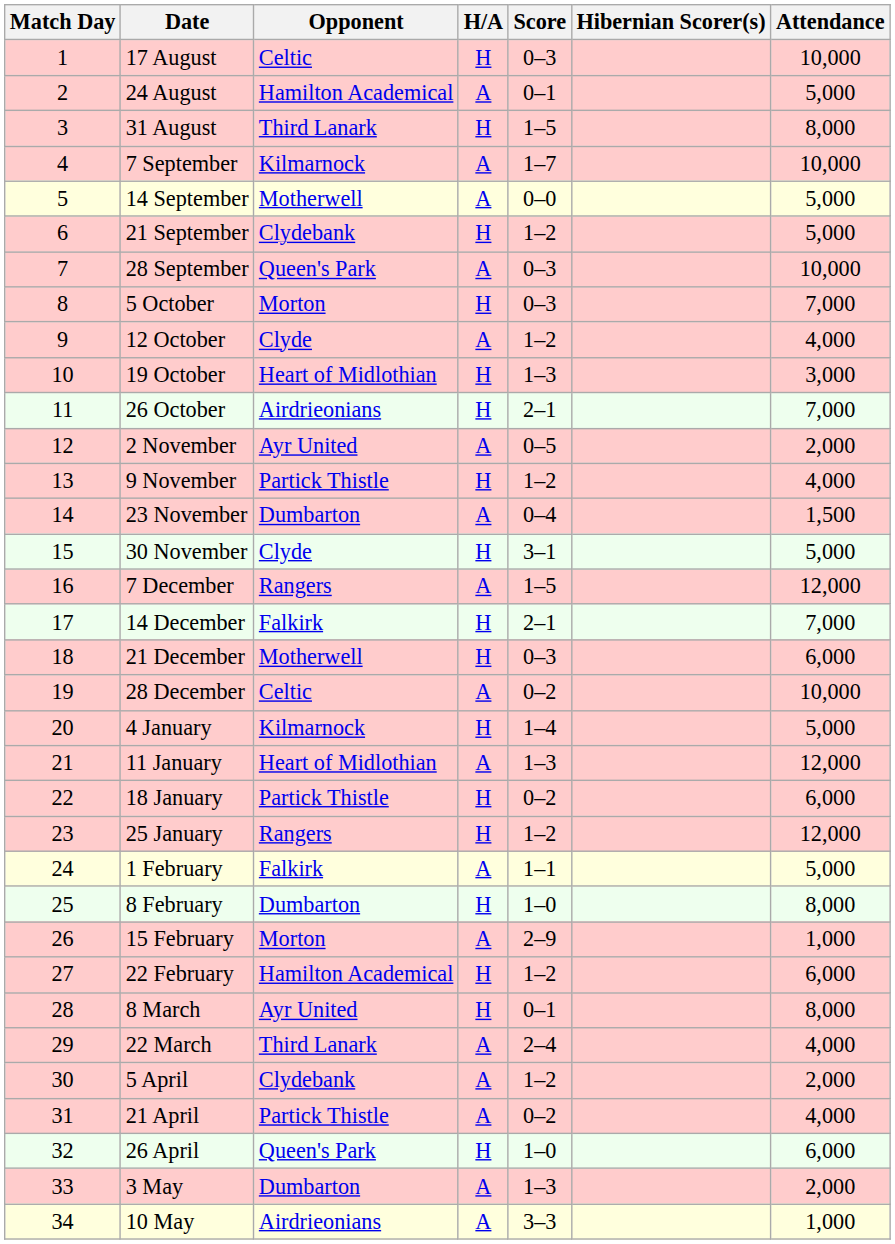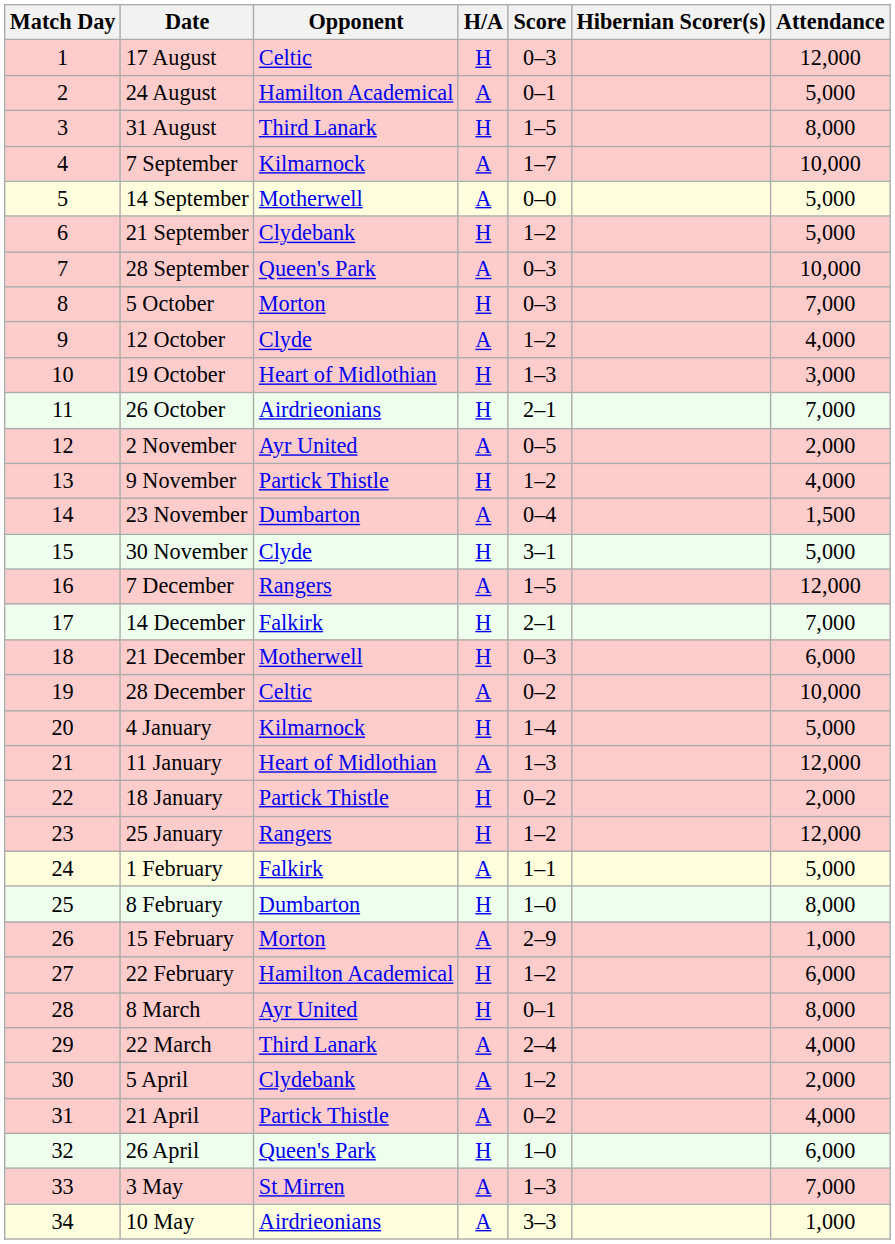(830, 57) 10,000 -> (830, 57) 12,000
(830, 798) 6,000 -> (830, 798) 2,000
(309, 1186) Dumbarton -> (302, 1186) St Mirren
(830, 1186) 2,000 -> (830, 1186) 7,000
